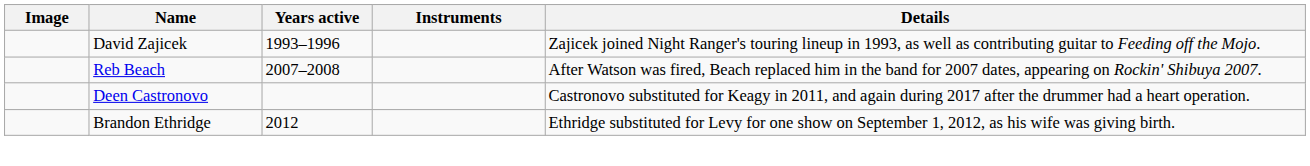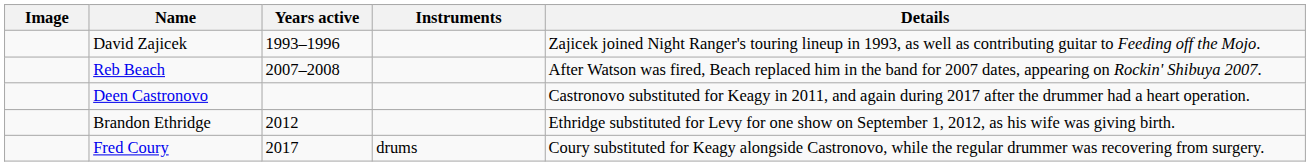+ row: (131, 148)
